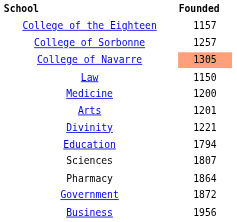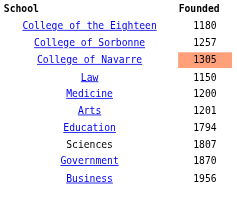(205, 26) 1157 -> (205, 26) 1180
- row: (90, 128)
- row: (90, 178)
(205, 195) 1872 -> (205, 161) 1870
